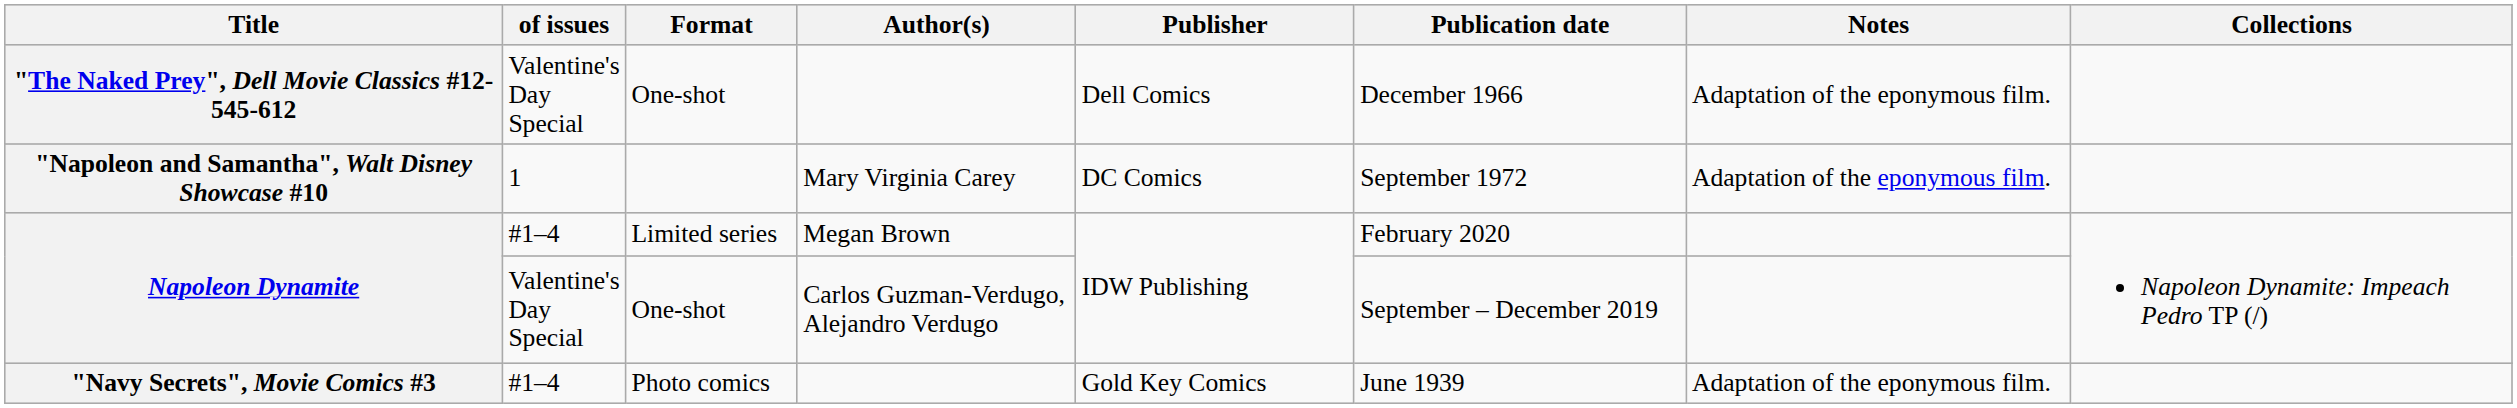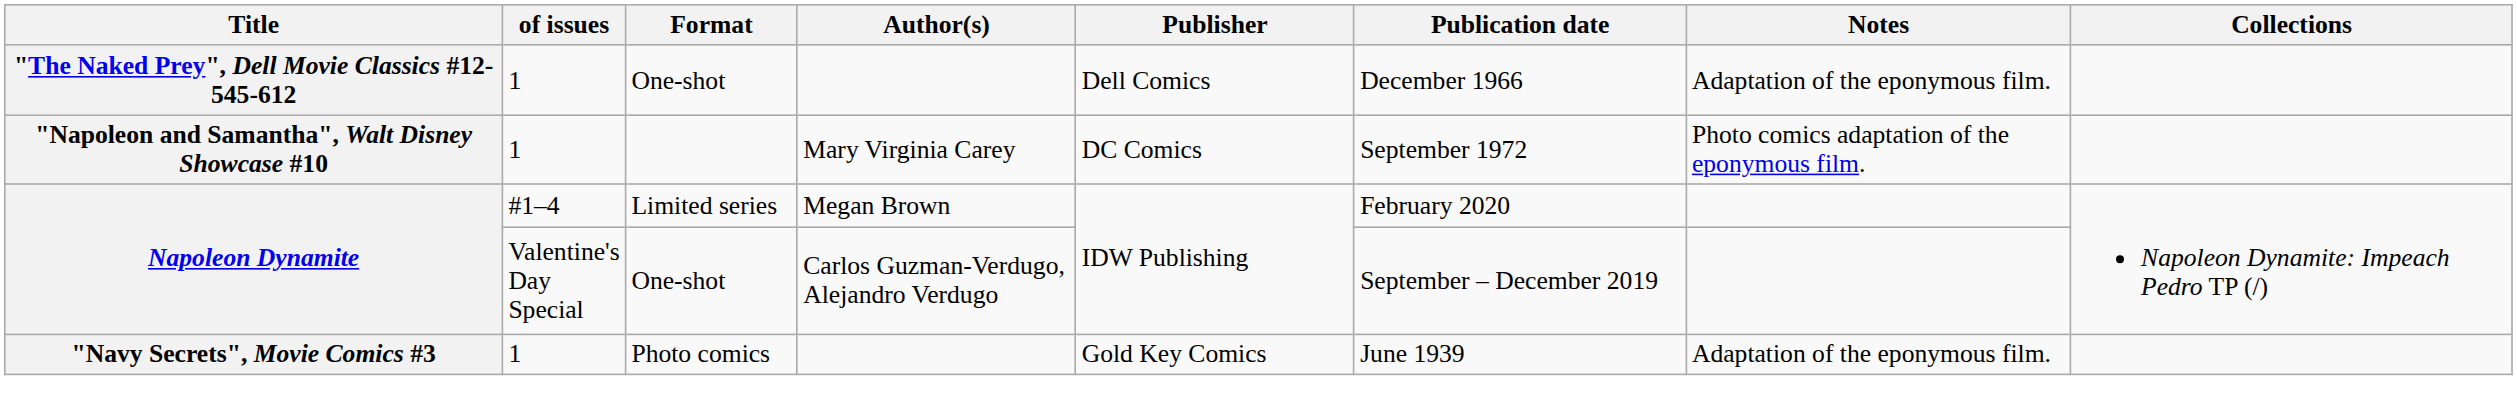(564, 94) Valentine's Day Special -> (515, 79) 1
(1871, 178) Adaptation of the eponymous film. -> (1850, 149) Photo comics adaptation of the eponymous film.
(534, 382) #1–4 -> (515, 353) 1
